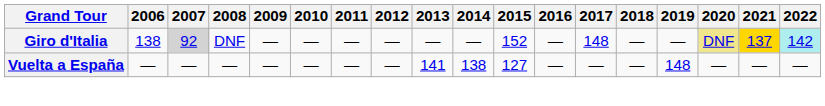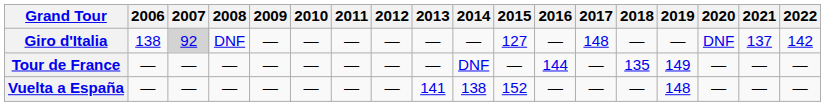(514, 40) 152 -> (514, 40) 127
(719, 40) khaki background -> (719, 40) no background
(759, 40) gold background -> (759, 40) no background
(800, 40) paleturquoise background -> (800, 40) no background
+ row: (66, 64)
(514, 64) 127 -> (514, 88) 152
